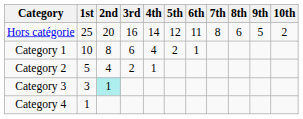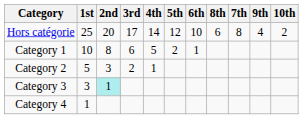columns swapped: (218, 13) <-> (239, 13)
(132, 31) 16 -> (132, 31) 17
(196, 31) 11 -> (196, 31) 10
(260, 31) 5 -> (260, 31) 4
(154, 50) 4 -> (154, 50) 5
(108, 68) 4 -> (108, 68) 3
